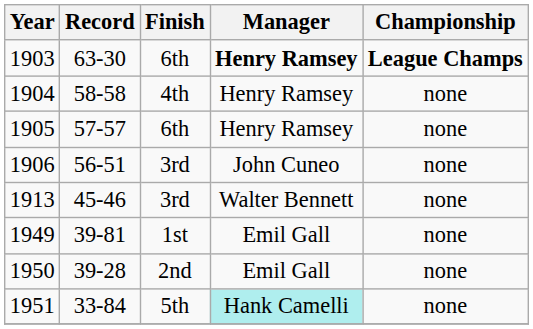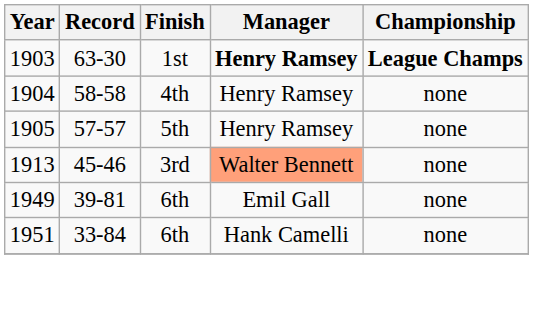(175, 57) 6th -> (175, 57) 1st
(175, 128) 6th -> (175, 128) 5th
- row: (32, 164)
(286, 199) no background -> (286, 164) lightsalmon background
(175, 235) 1st -> (175, 199) 6th
- row: (32, 270)
(175, 306) 5th -> (175, 235) 6th
(286, 306) paleturquoise background -> (286, 235) no background
